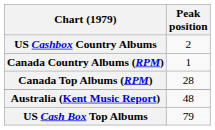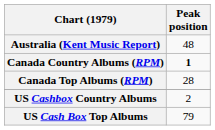rows swapped: (85, 98) <-> (85, 44)
(188, 62) normal -> (188, 62) bold
